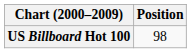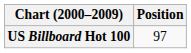(160, 36) 98 -> (160, 36) 97
